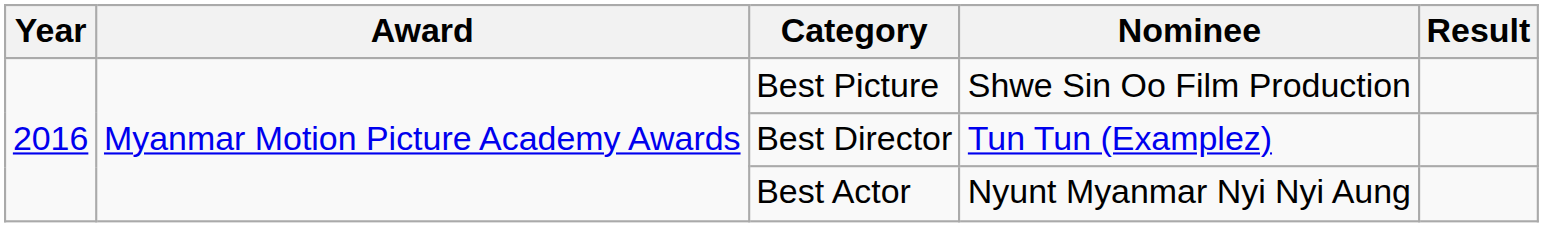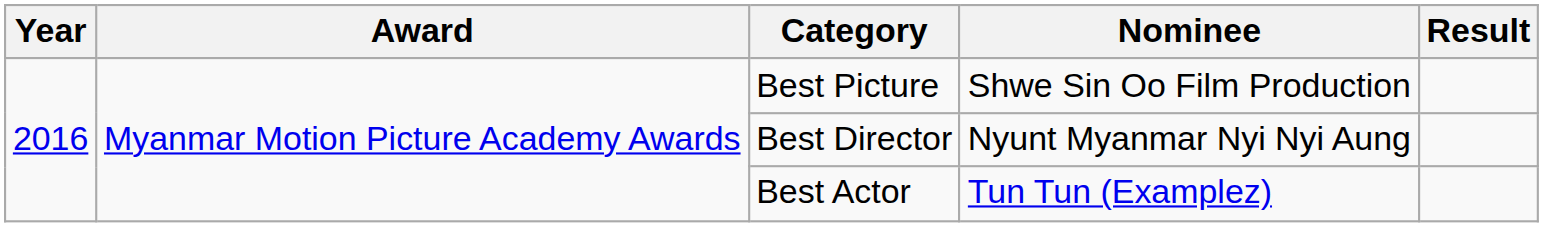(1120, 138) Tun Tun (Examplez) -> (1189, 138) Nyunt Myanmar Nyi Nyi Aung
(1189, 192) Nyunt Myanmar Nyi Nyi Aung -> (1120, 192) Tun Tun (Examplez)
